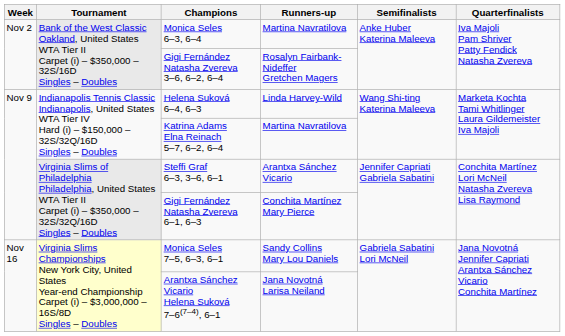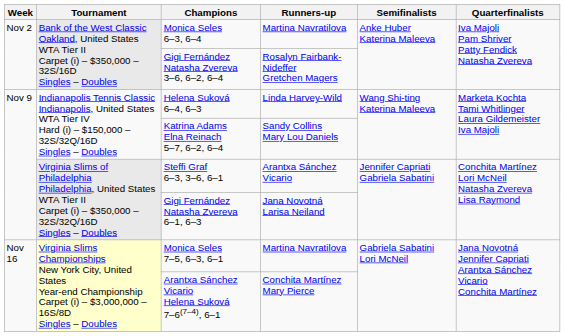(304, 126) Martina Navratilova -> (300, 132) Sandy Collins Mary Lou Daniels
(302, 206) Conchita Martínez Mary Pierce -> (294, 206) Jana Novotná Larisa Neiland
(300, 253) Sandy Collins Mary Lou Daniels -> (304, 248) Martina Navratilova
(294, 285) Jana Novotná Larisa Neiland -> (302, 285) Conchita Martínez Mary Pierce
